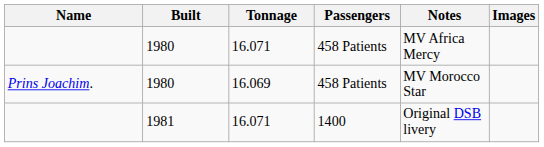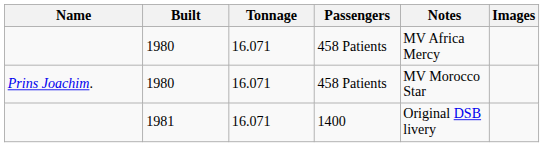(251, 84) 16.069 -> (251, 84) 16.071
